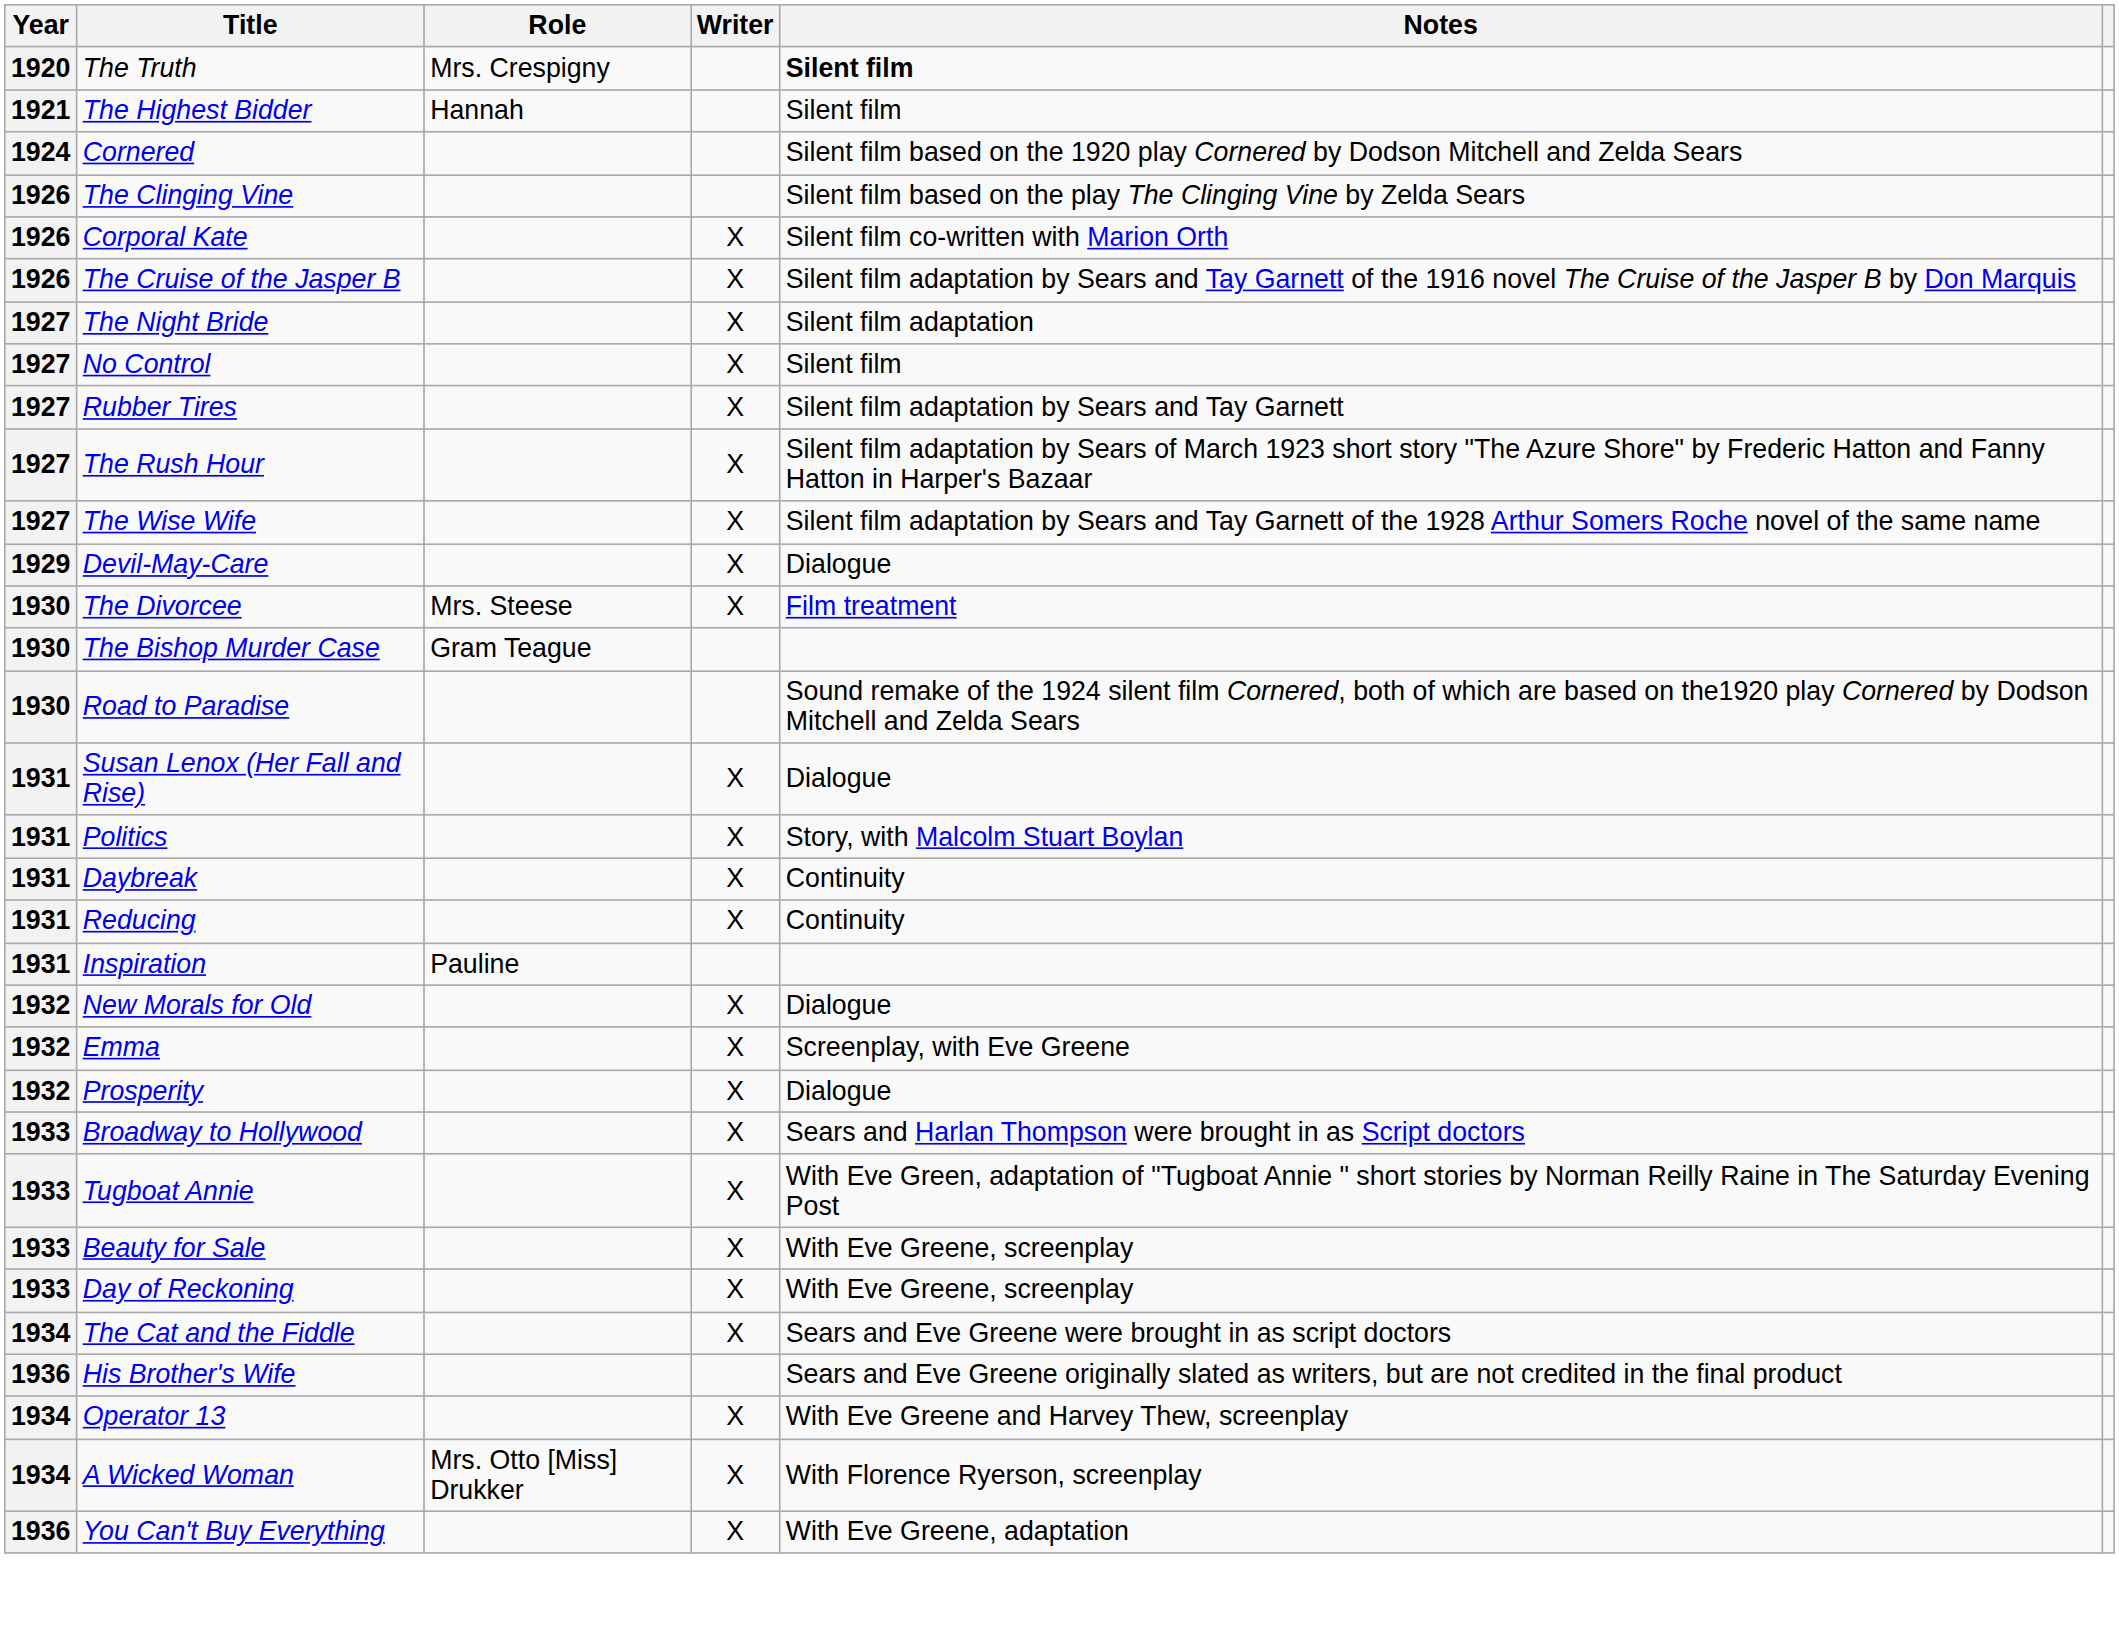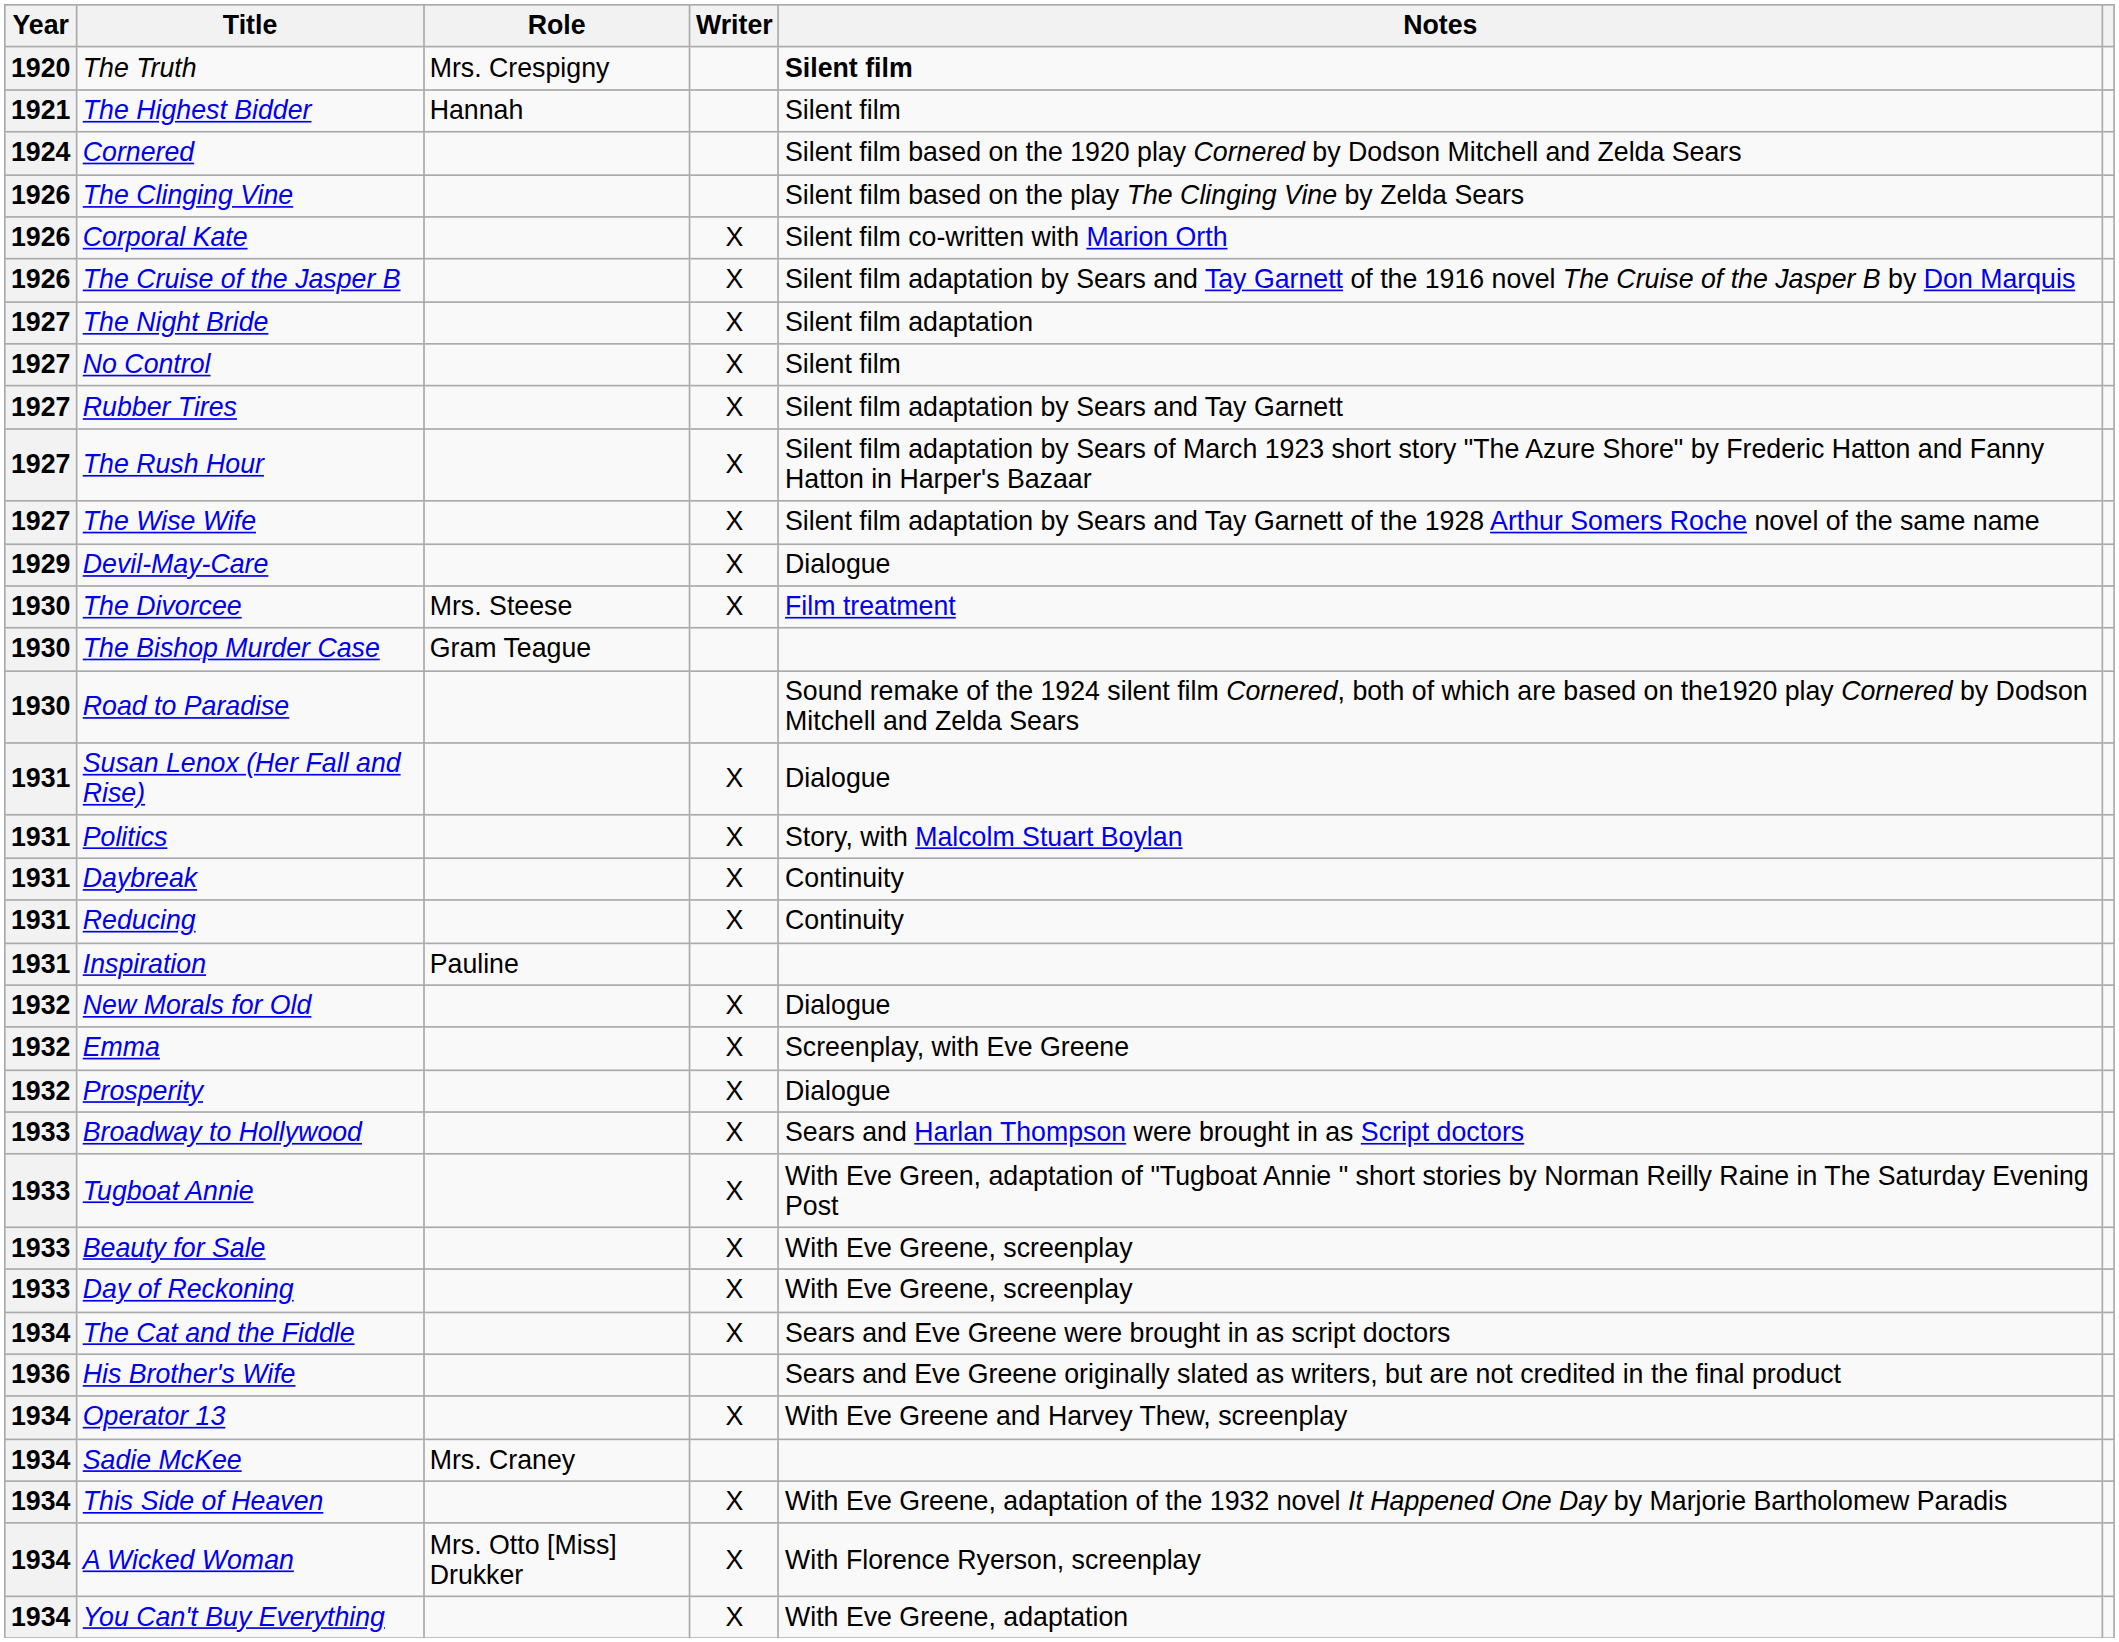+ row: (162, 1459)
+ row: (203, 1501)
(41, 1532) 1936 -> (41, 1616) 1934
